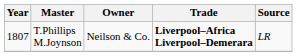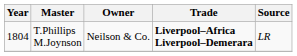(18, 36) 1807 -> (18, 36) 1804
